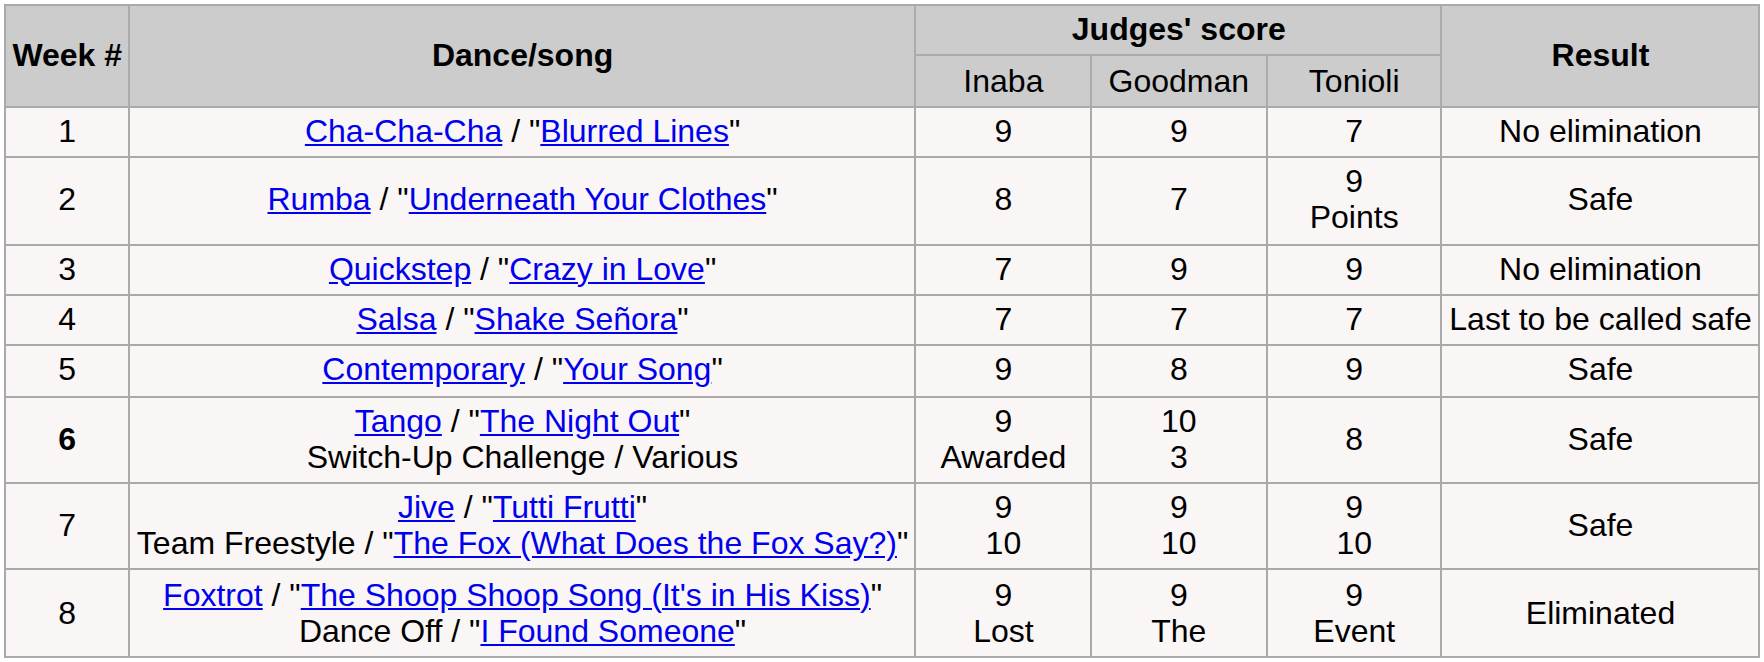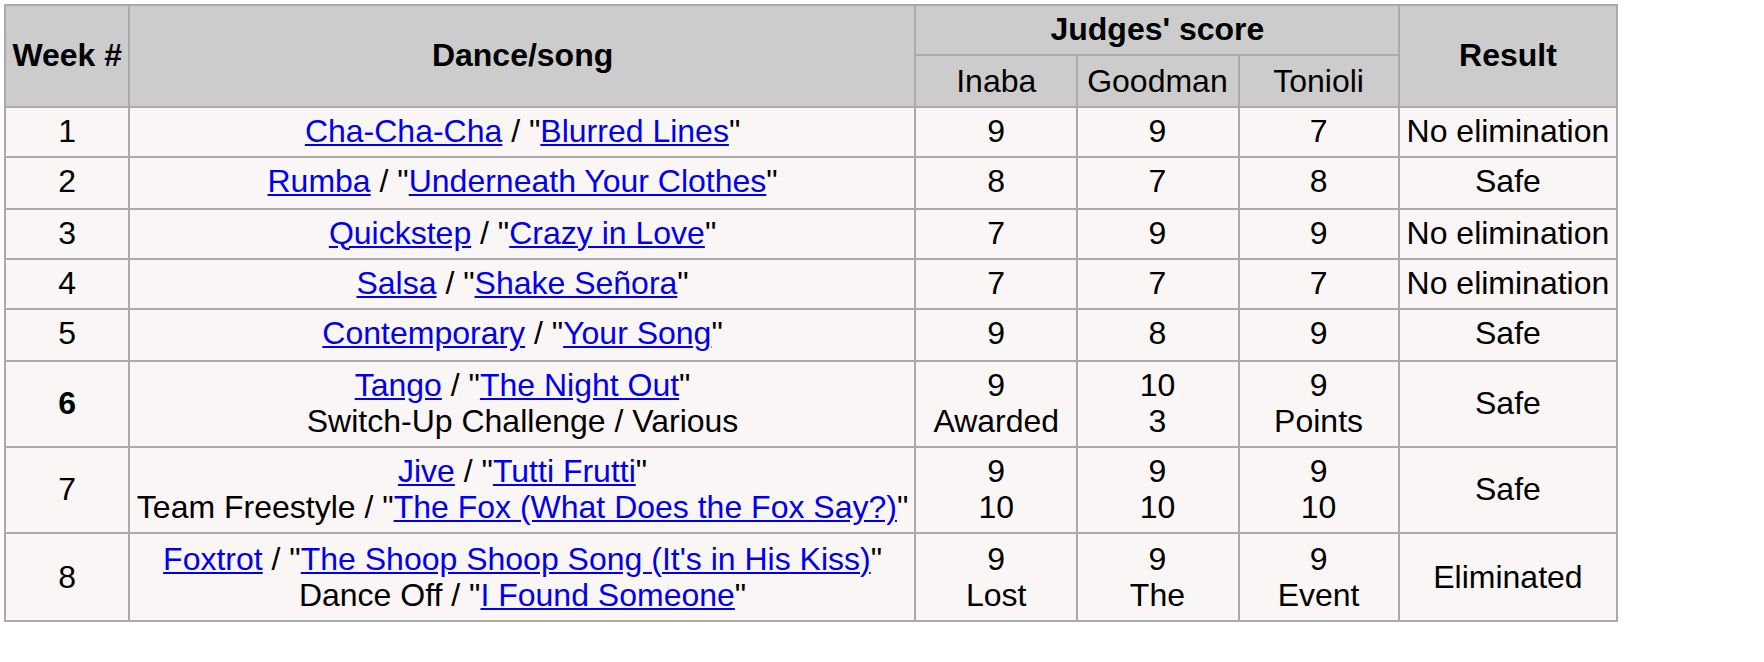(1354, 200) 9 Points -> (1319, 182) 8
(1600, 319) Last to be called safe -> (1508, 283) No elimination
(1354, 439) 8 -> (1319, 403) 9 Points
